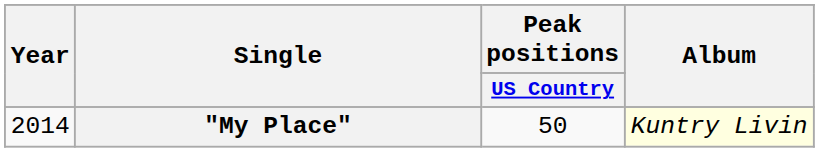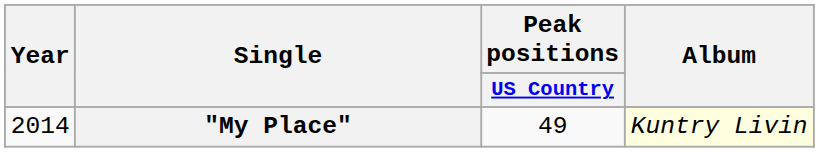(553, 126) 50 -> (553, 126) 49
